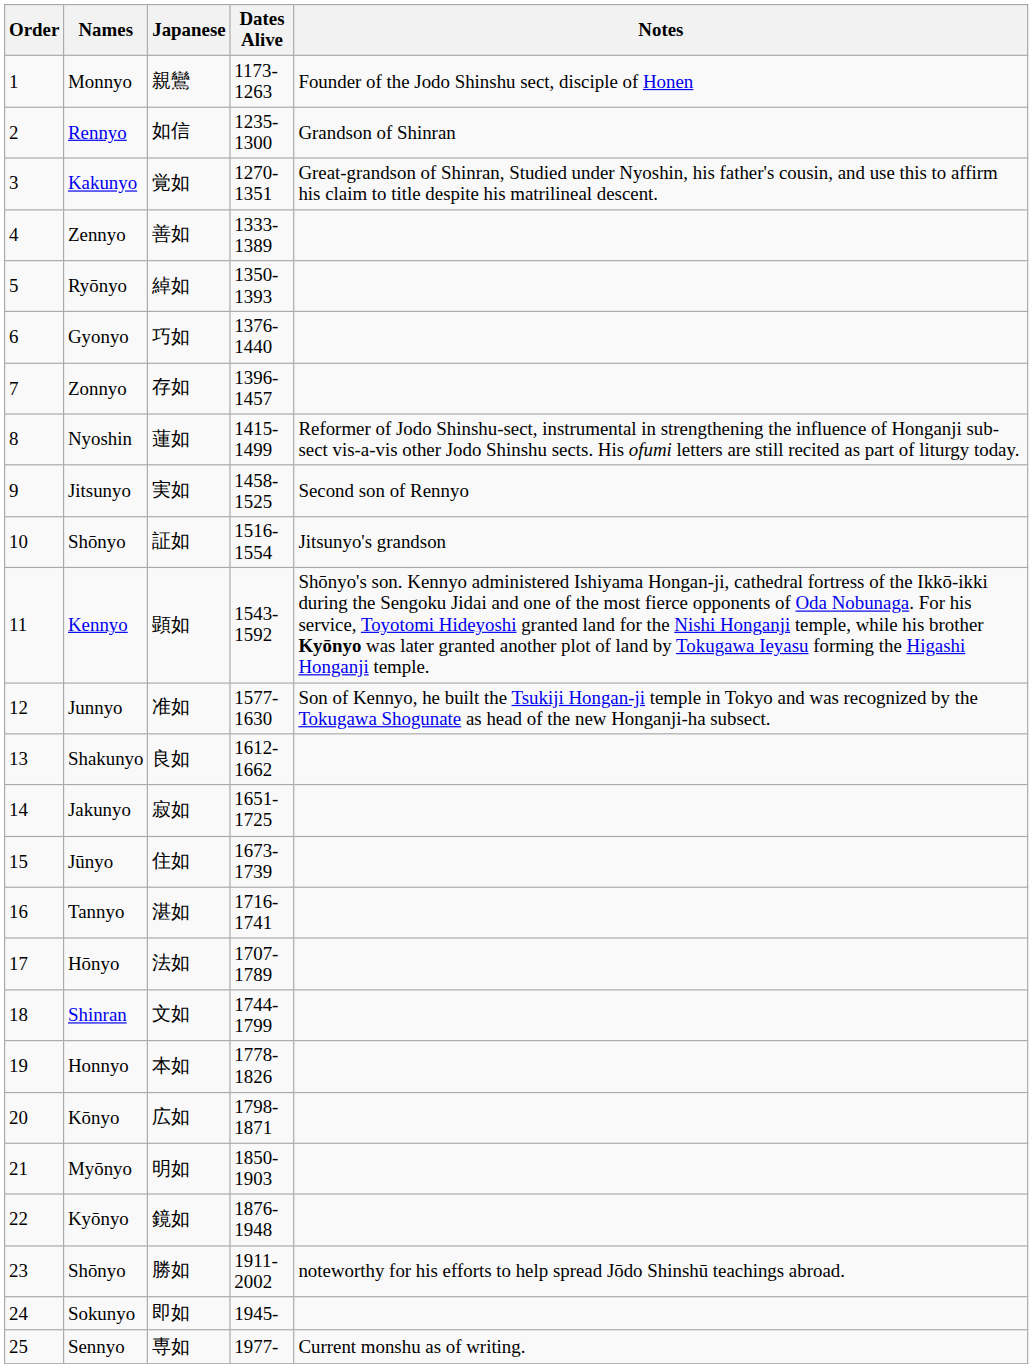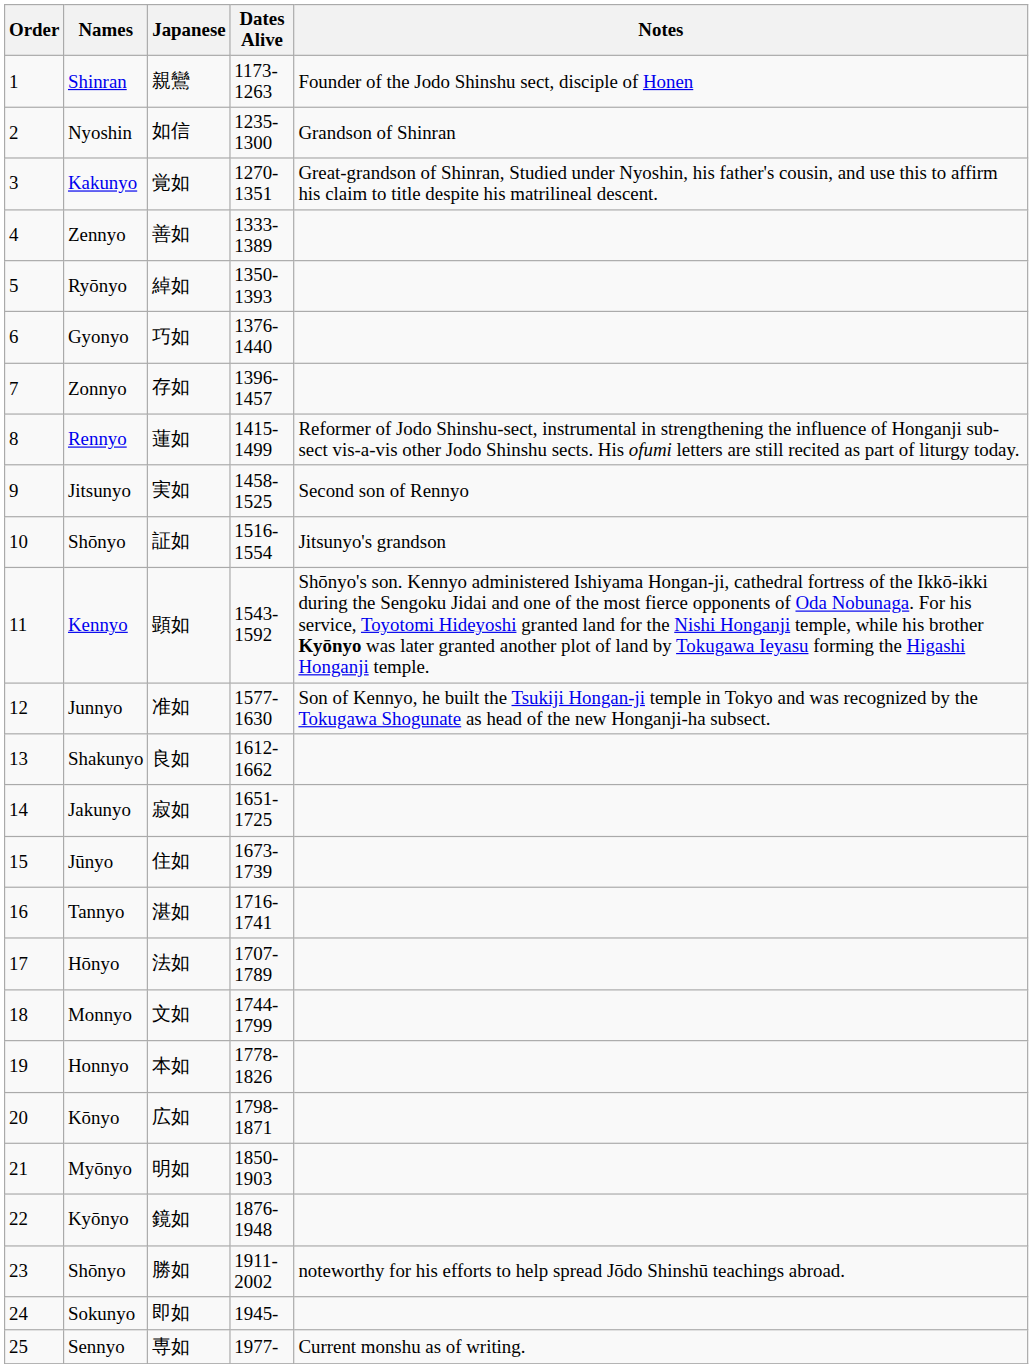(100, 81) Monnyo -> (97, 81) Shinran
(97, 132) Rennyo -> (100, 132) Nyoshin
(100, 439) Nyoshin -> (97, 439) Rennyo
(97, 1015) Shinran -> (100, 1015) Monnyo
